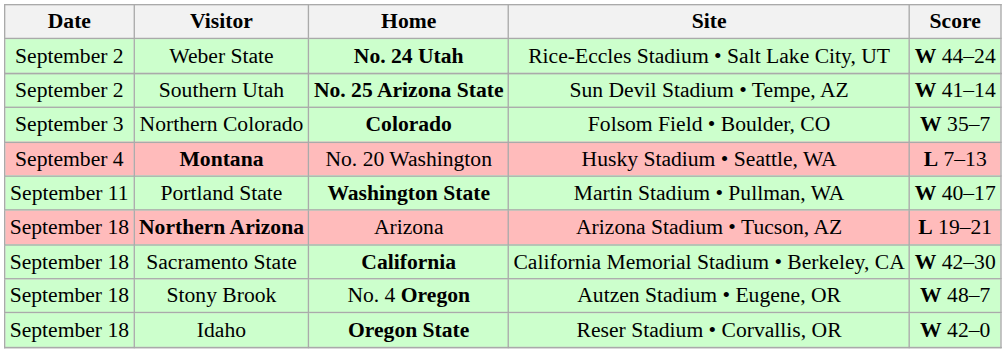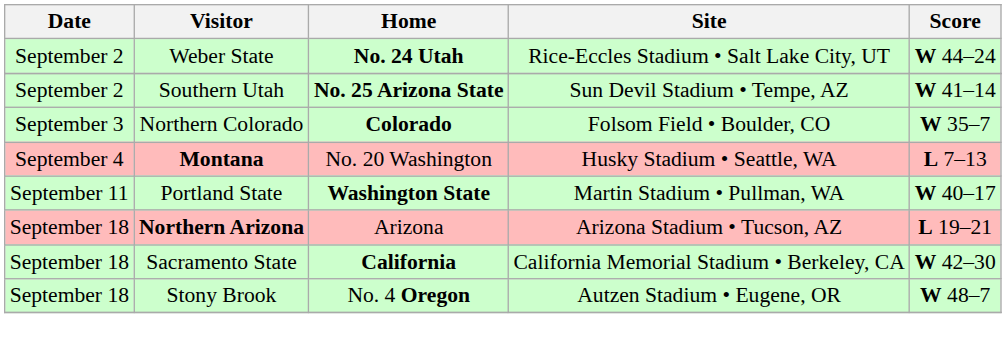- row: (221, 329)
